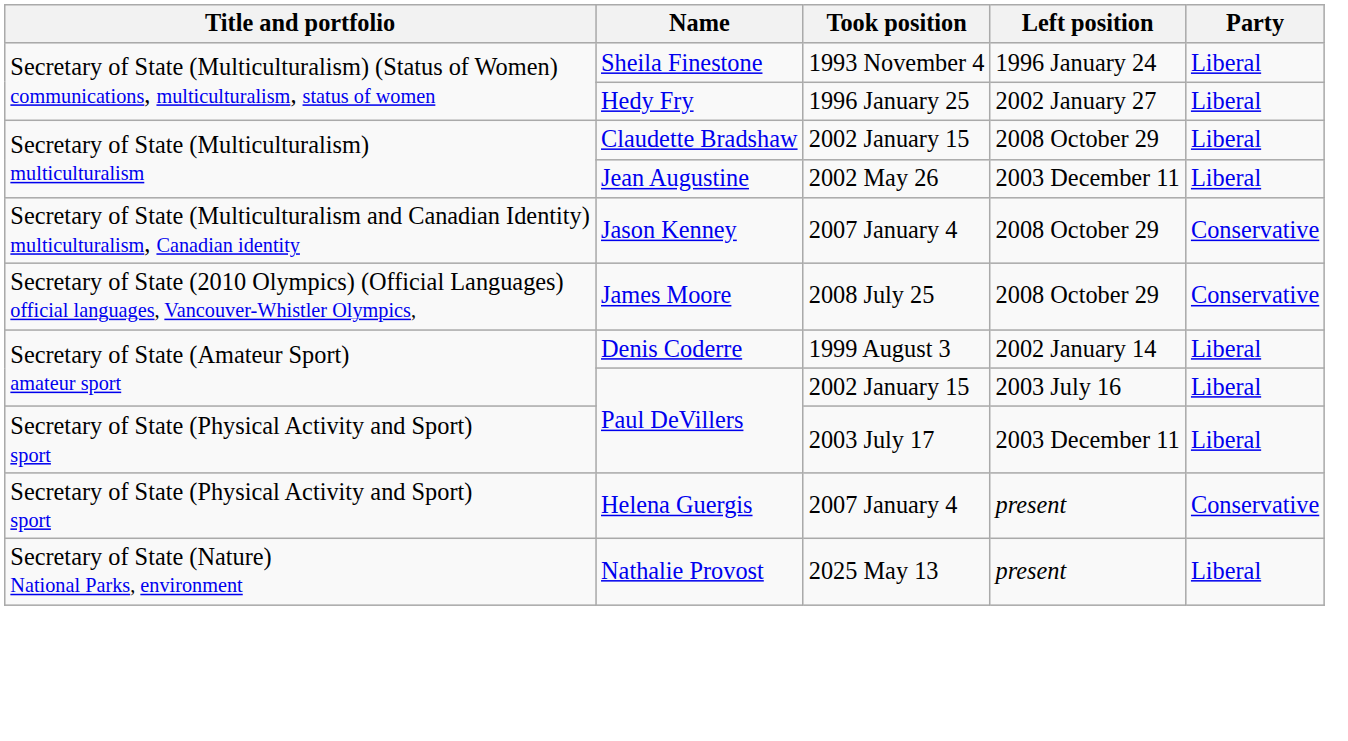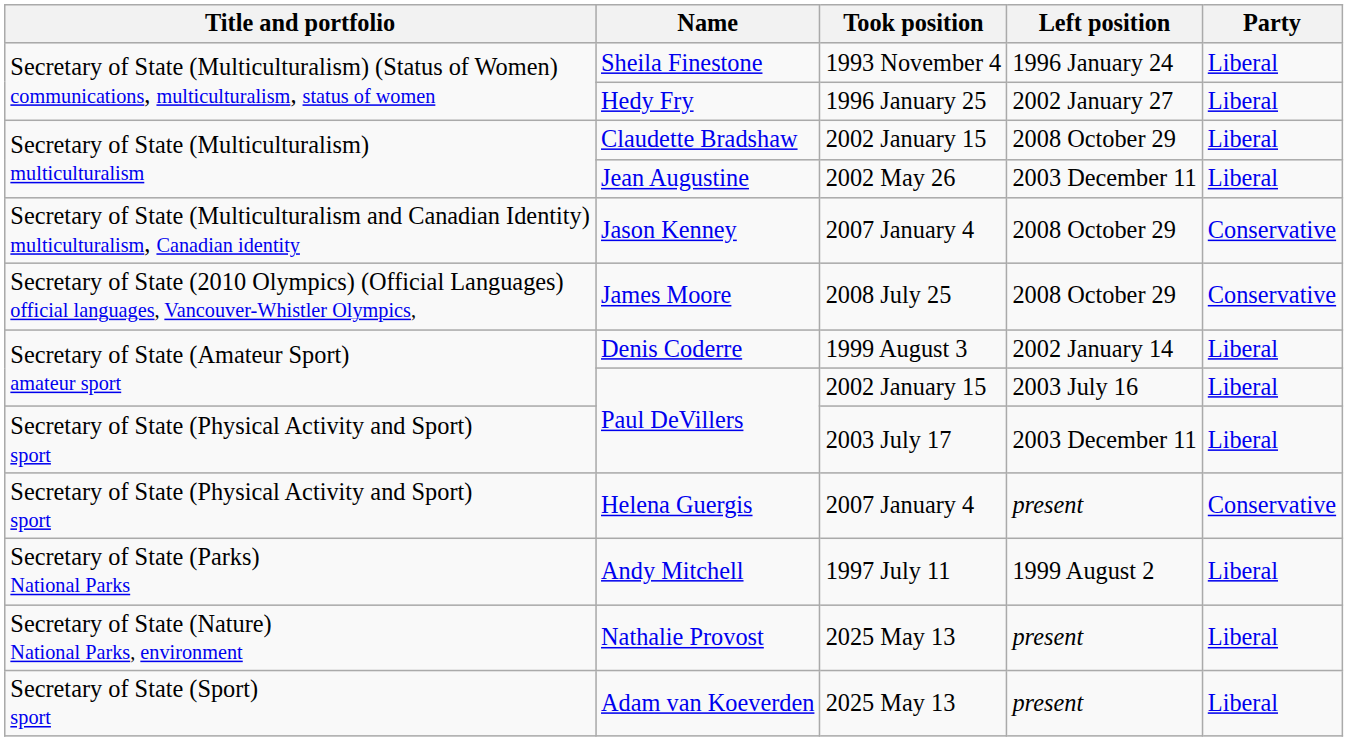+ row: (672, 571)
+ row: (708, 703)
